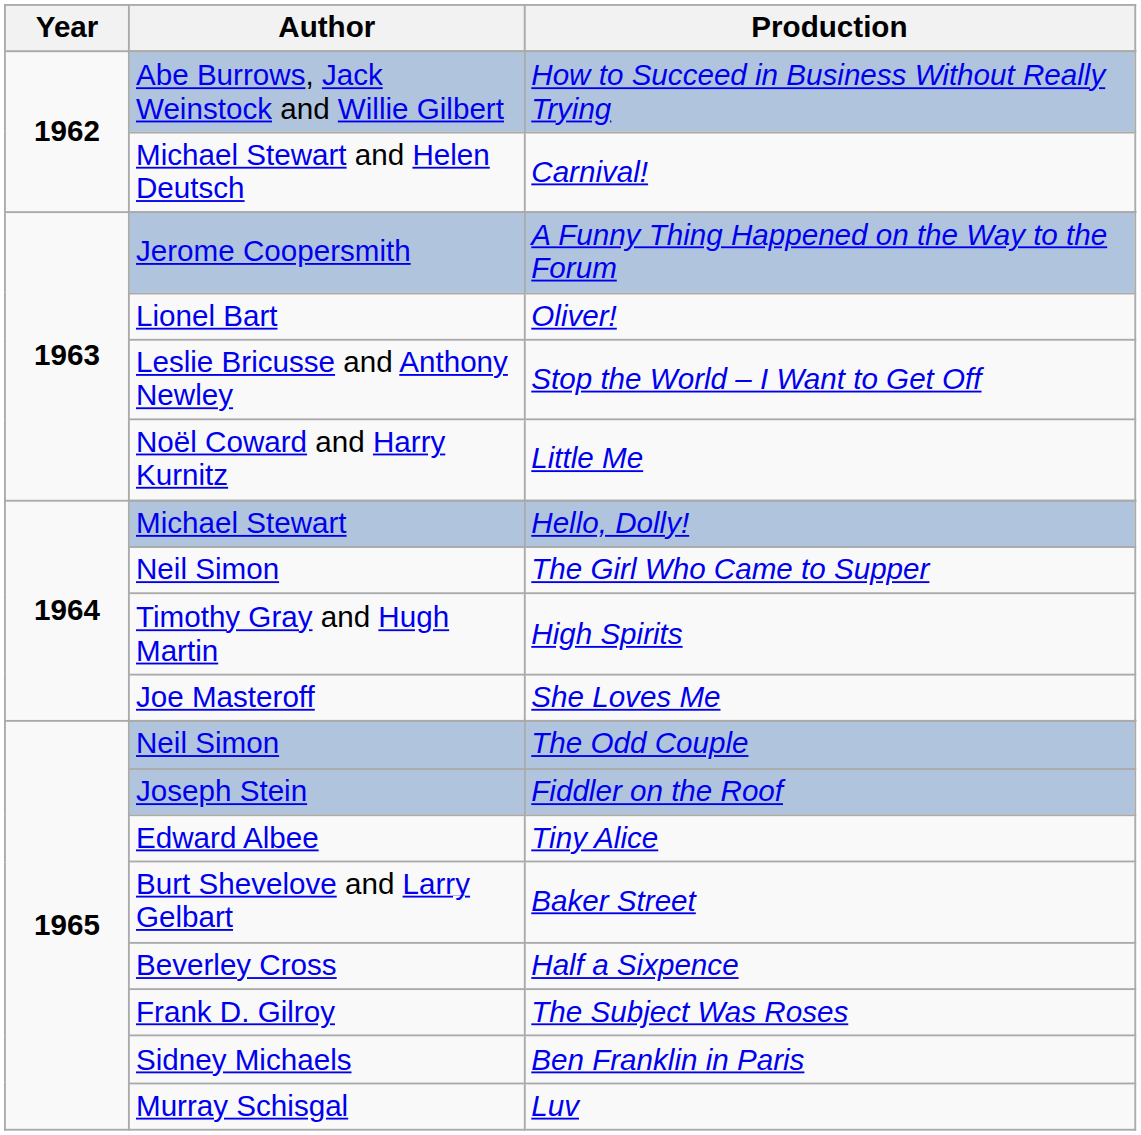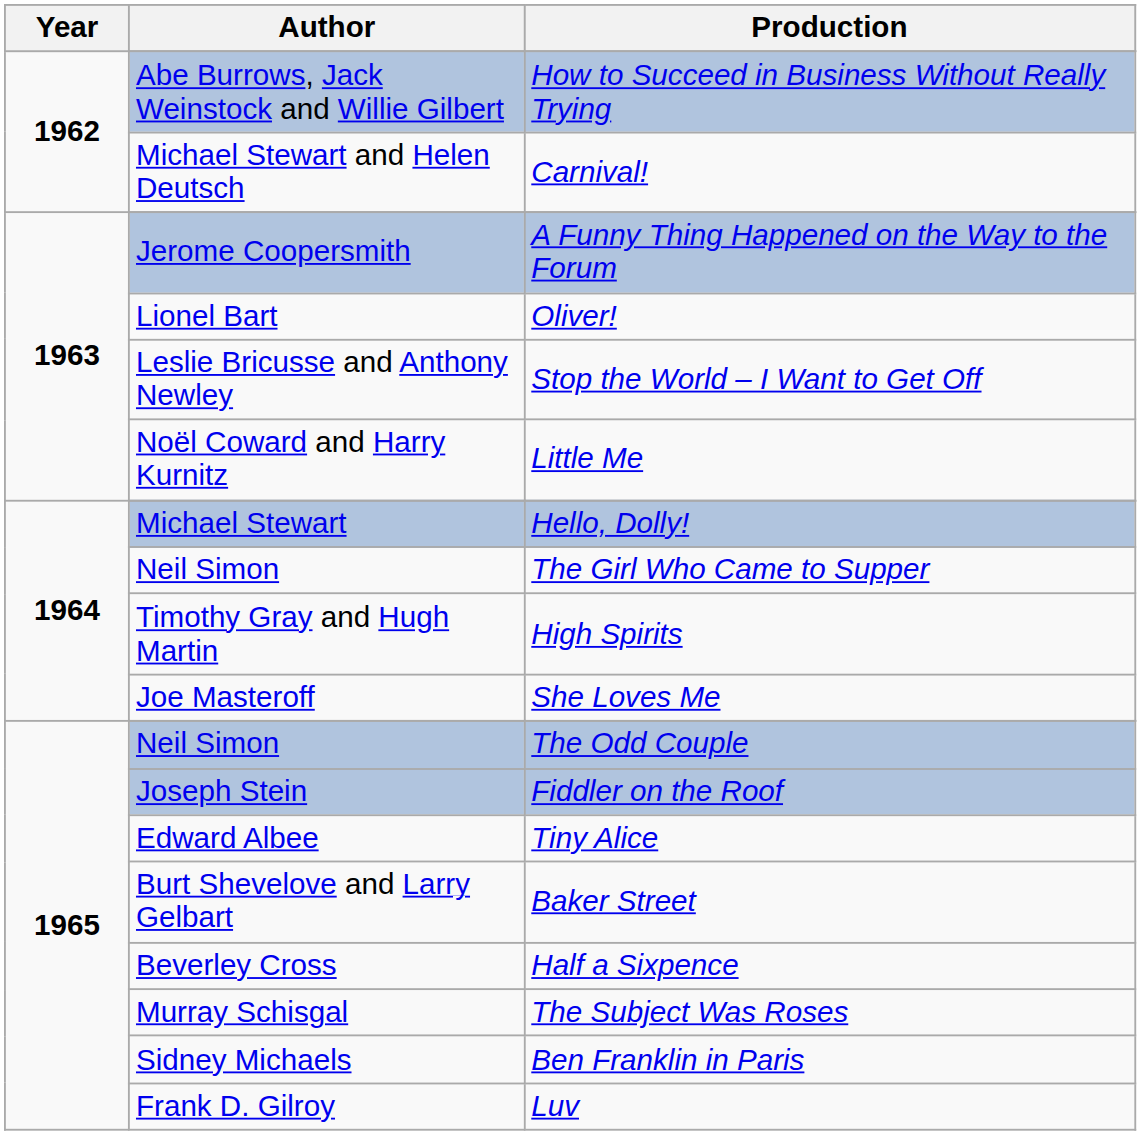(235, 1012) Frank D. Gilroy -> (242, 1012) Murray Schisgal
(242, 1106) Murray Schisgal -> (235, 1106) Frank D. Gilroy
